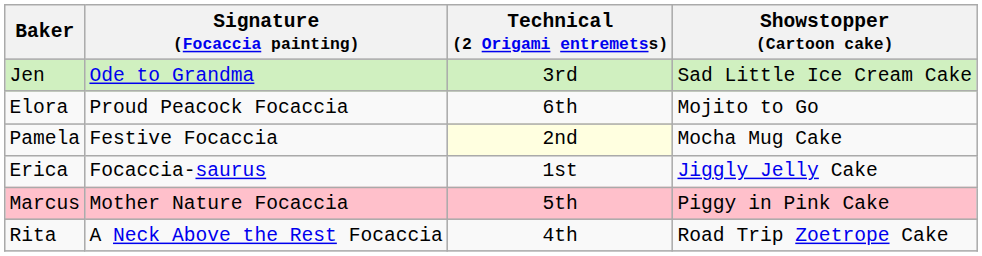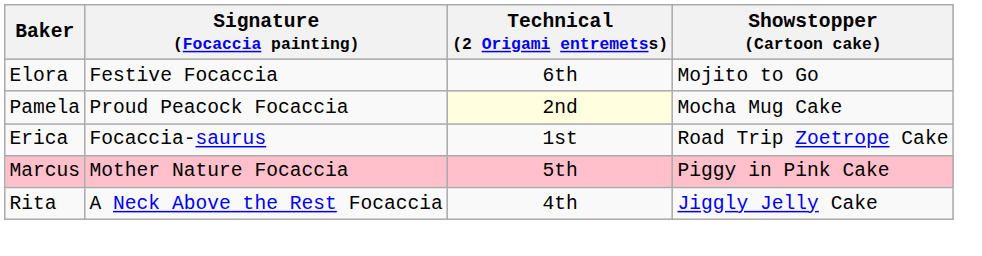- row: (27, 75)
(219, 107) Proud Peacock Focaccia -> (184, 75) Festive Focaccia
(184, 139) Festive Focaccia -> (219, 107) Proud Peacock Focaccia
(778, 171) Jiggly Jelly Cake -> (813, 139) Road Trip Zoetrope Cake
(813, 235) Road Trip Zoetrope Cake -> (778, 203) Jiggly Jelly Cake
